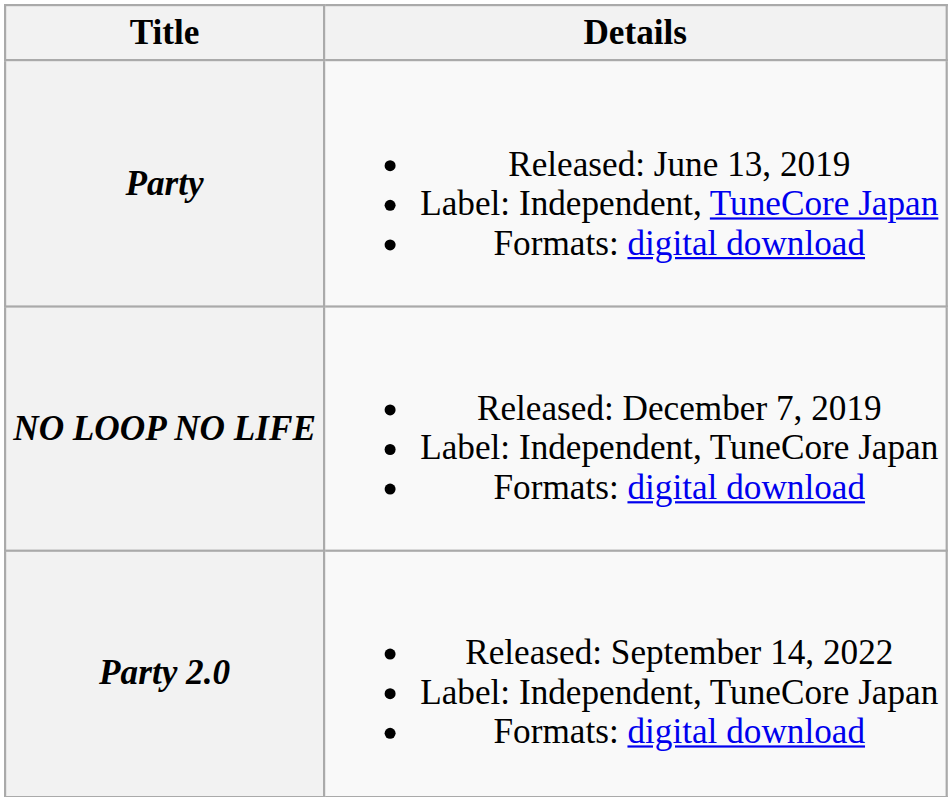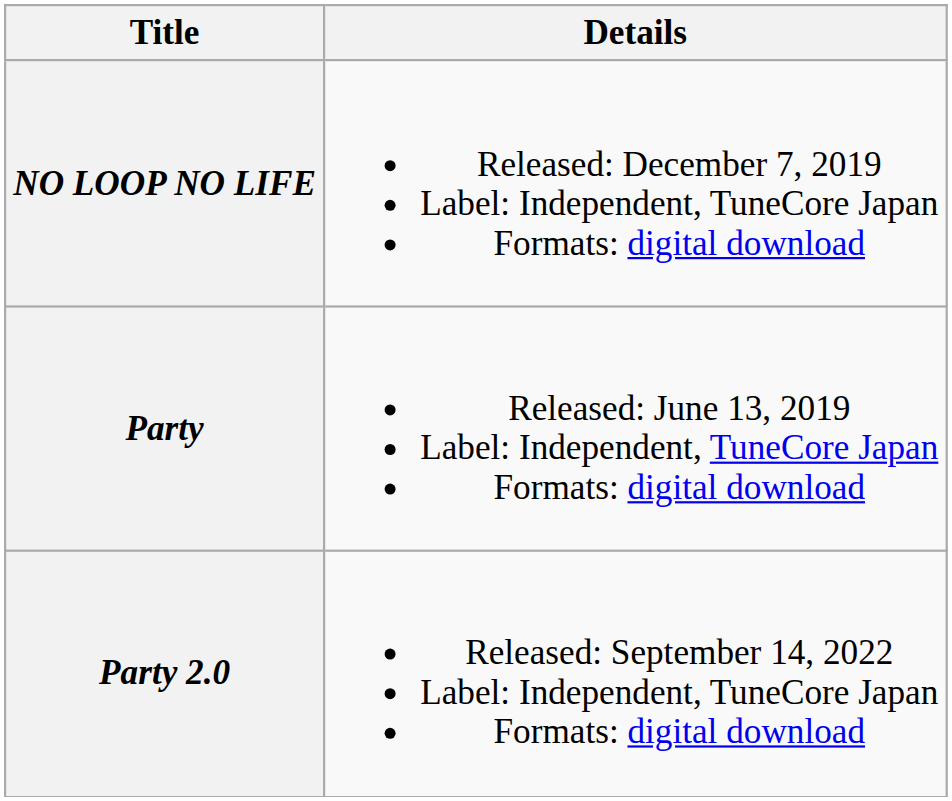rows swapped: (165, 182) <-> (165, 427)
